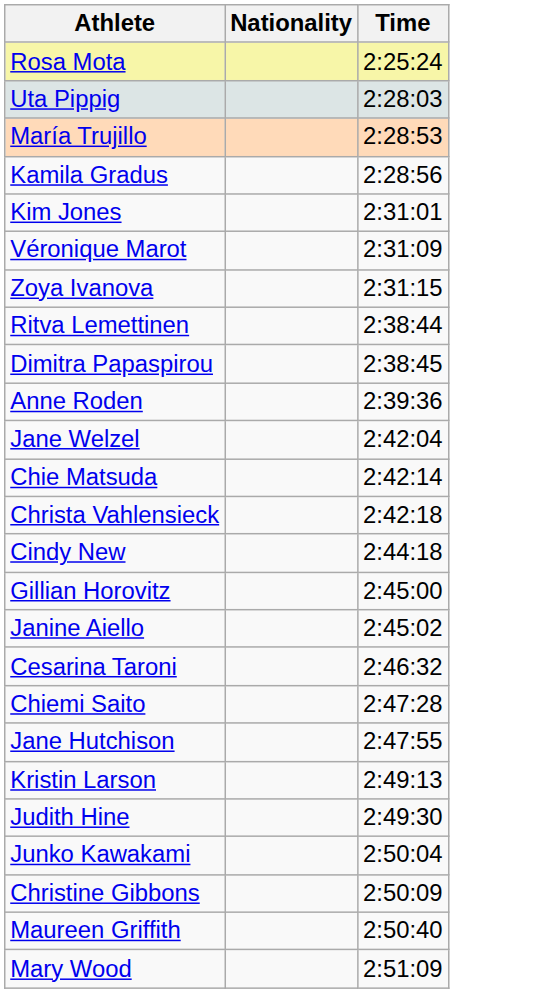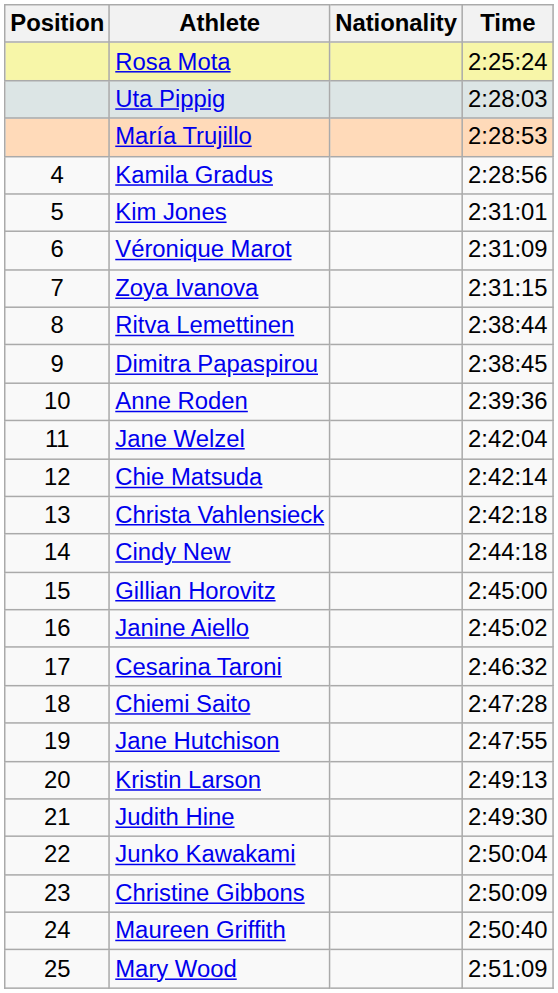+ column: (57, 23)
